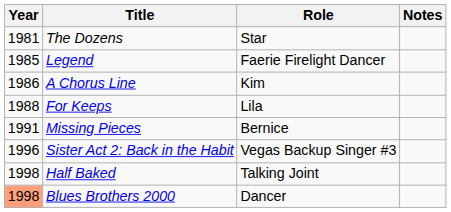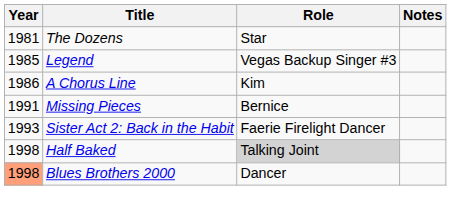(313, 60) Faerie Firelight Dancer -> (318, 60) Vegas Backup Singer #3
- row: (79, 106)
(24, 151) 1996 -> (24, 128) 1993
(318, 151) Vegas Backup Singer #3 -> (313, 128) Faerie Firelight Dancer
(280, 173) no background -> (280, 151) lightgrey background
